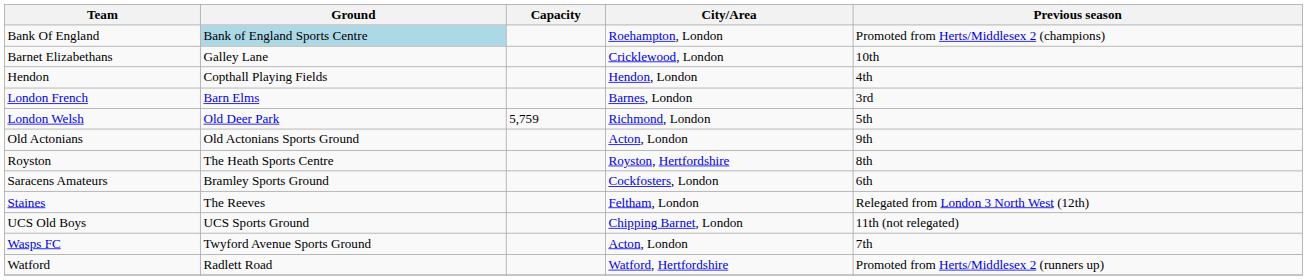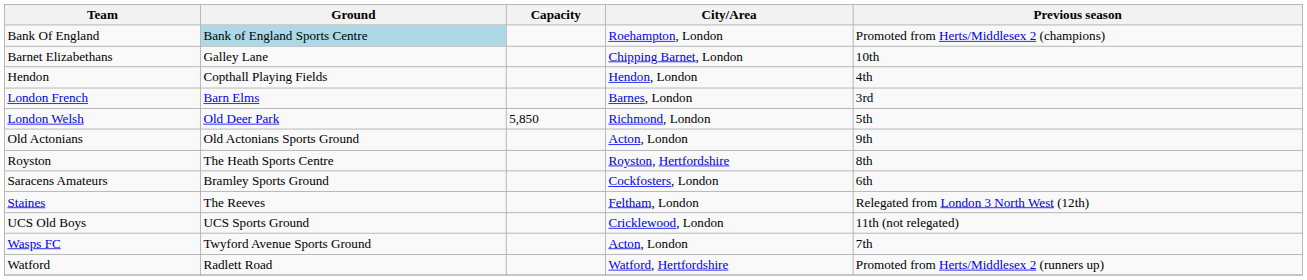(666, 56) Cricklewood, London -> (676, 56) Chipping Barnet, London
(524, 118) 5,759 -> (524, 118) 5,850
(676, 222) Chipping Barnet, London -> (666, 222) Cricklewood, London
